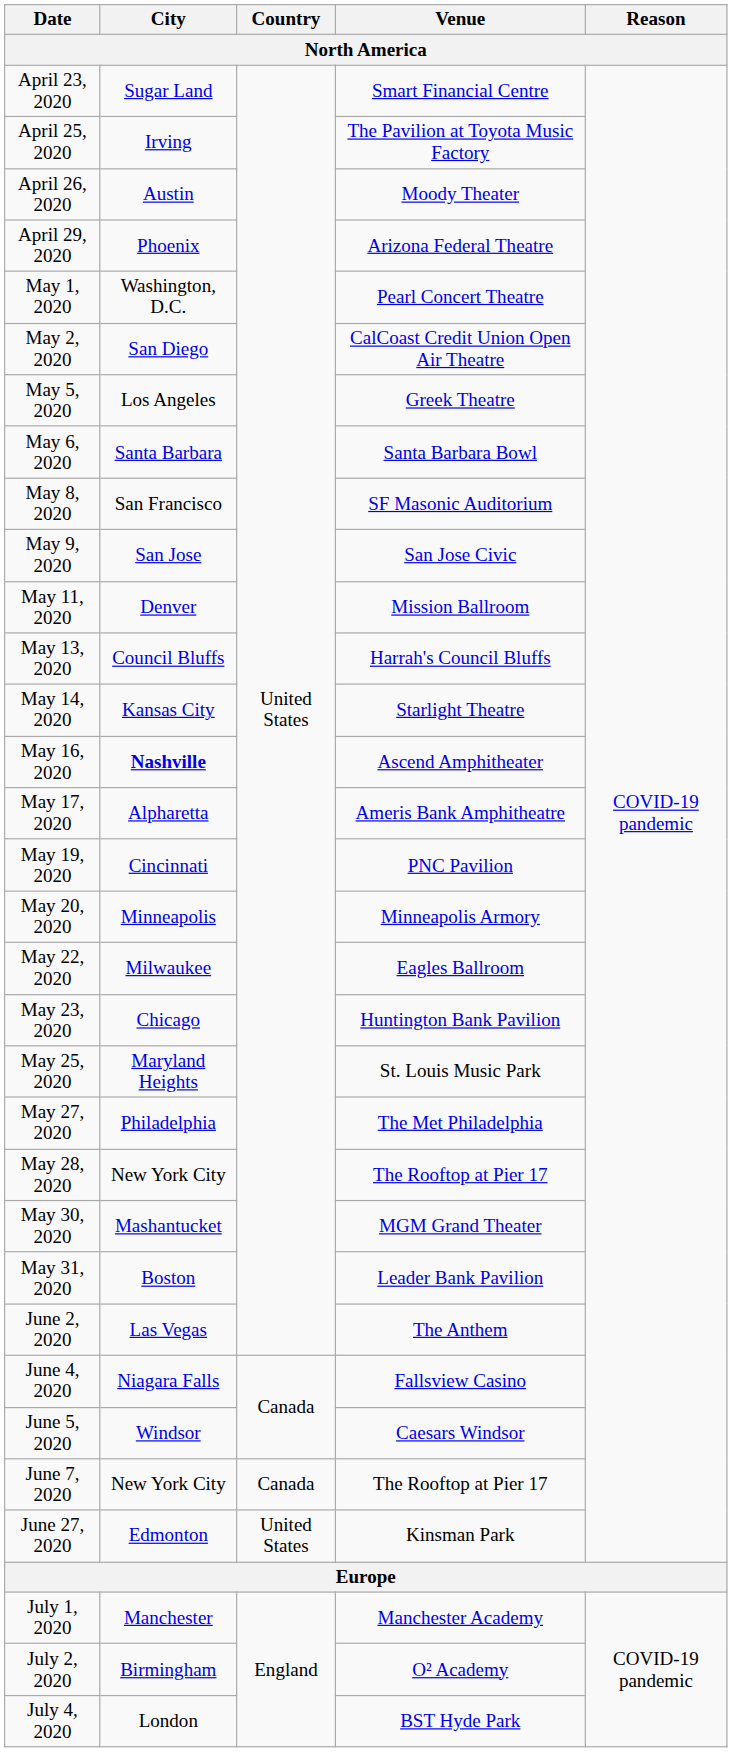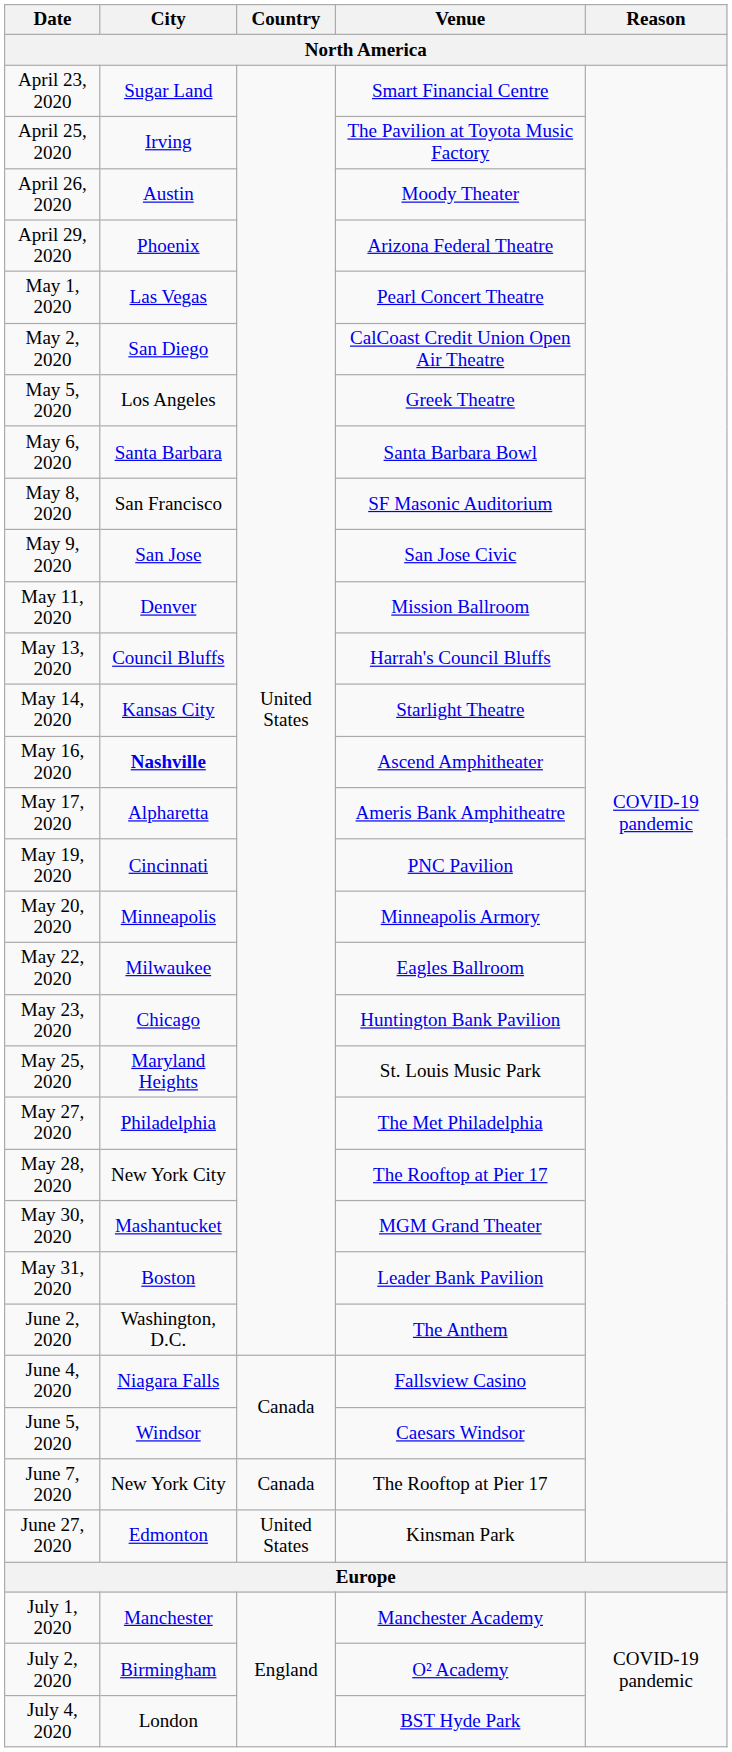(168, 297) Washington, D.C. -> (168, 297) Las Vegas
(168, 1329) Las Vegas -> (168, 1329) Washington, D.C.
